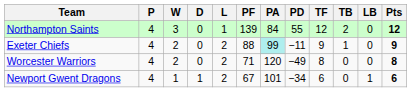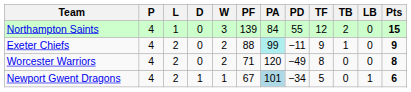columns swapped: (176, 12) <-> (224, 12)
(394, 29) 12 -> (394, 29) 15
(273, 78) no background -> (273, 78) lightblue background
(321, 78) 6 -> (321, 78) 5
